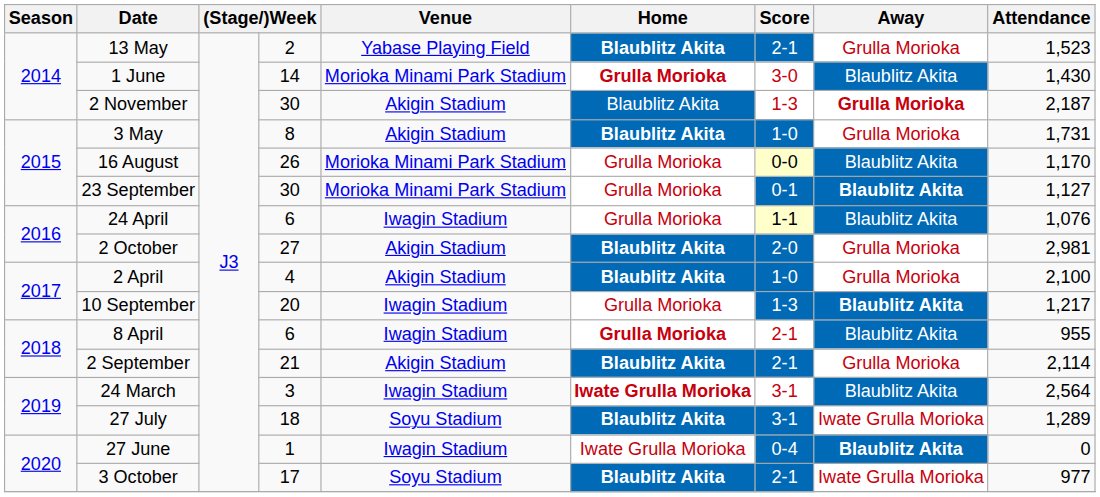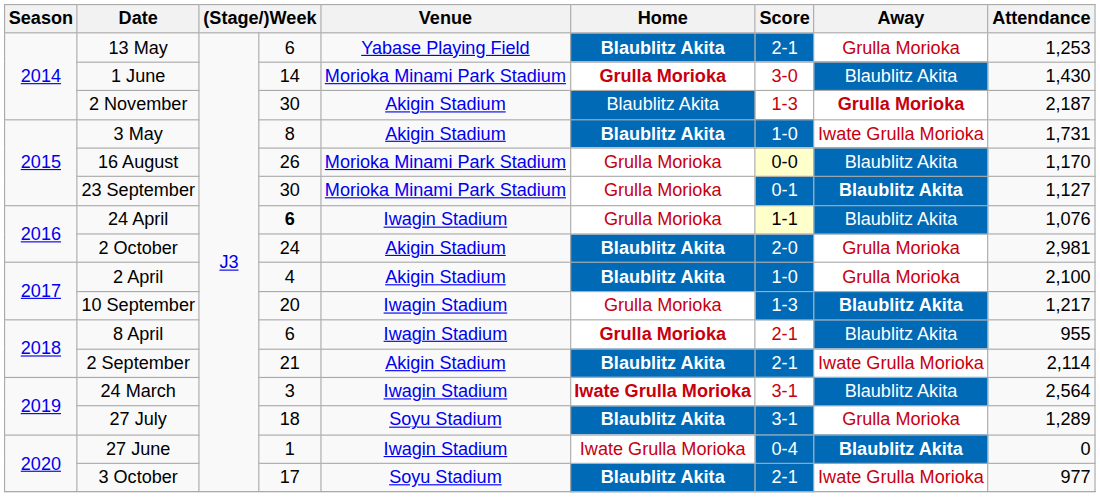(290, 47) 2 -> (290, 47) 6
(1068, 47) 1,523 -> (1068, 47) 1,253
(901, 133) Grulla Morioka -> (901, 133) Iwate Grulla Morioka
(290, 219) normal -> (290, 219) bold
(290, 248) 27 -> (290, 248) 24
(901, 362) Grulla Morioka -> (901, 362) Iwate Grulla Morioka
(901, 420) Iwate Grulla Morioka -> (901, 420) Grulla Morioka
